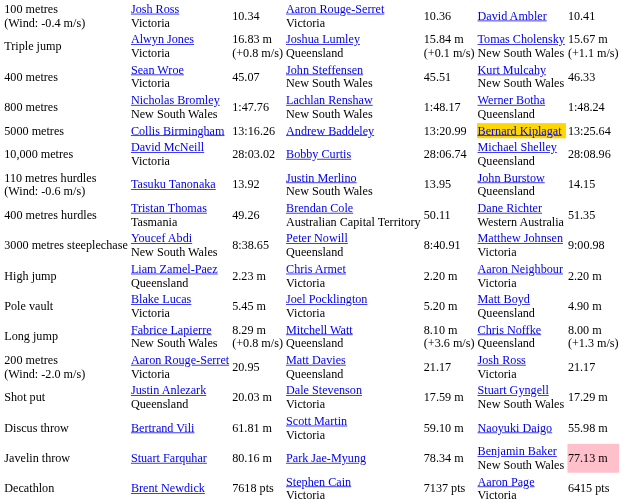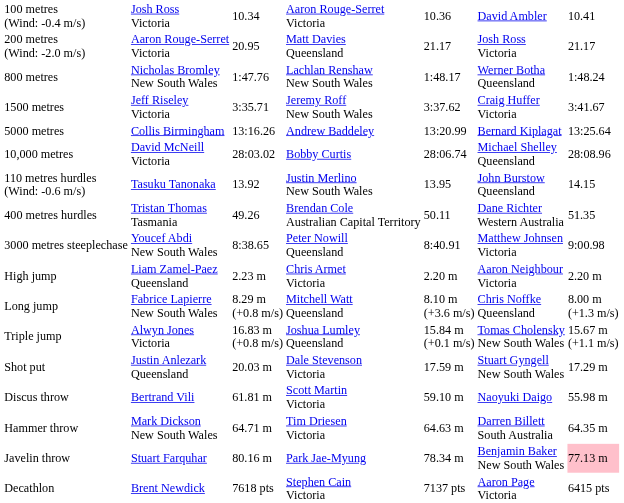rows swapped: (45, 367) <-> (33, 46)
- row: (31, 76)
+ row: (34, 107)
(520, 130) gold background -> (520, 130) no background
- row: (29, 306)
+ row: (41, 428)
